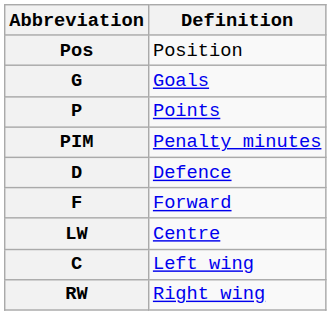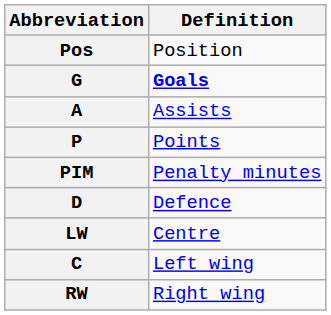(181, 81) normal -> (181, 81) bold
+ row: (77, 112)
- row: (77, 203)
